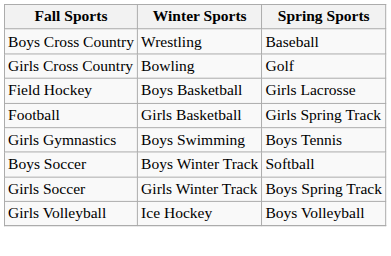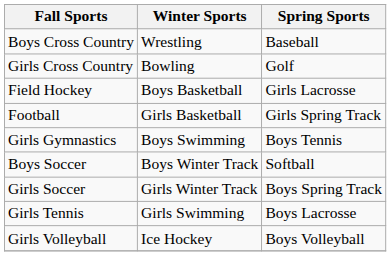+ row: (46, 213)
